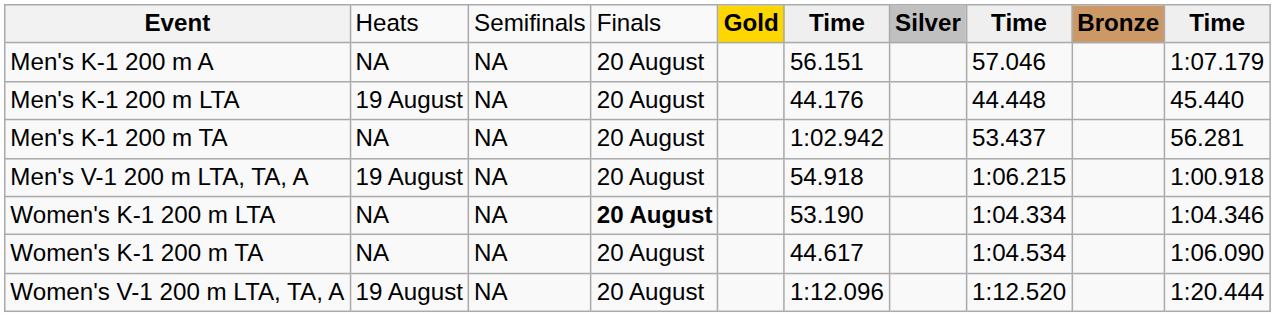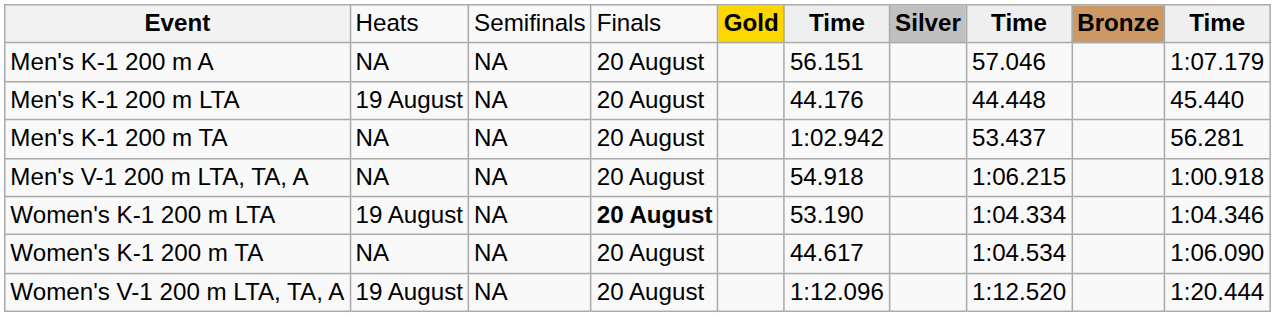(409, 176) 19 August -> (372, 176) NA
(372, 215) NA -> (409, 215) 19 August
